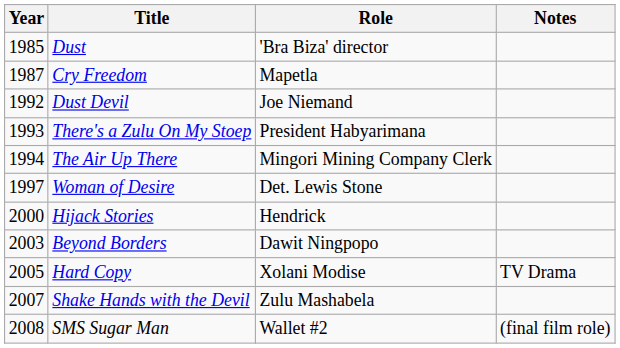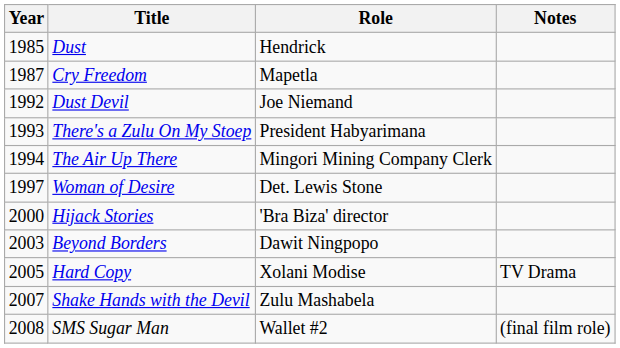(324, 46) 'Bra Biza' director -> (293, 46) Hendrick
(293, 215) Hendrick -> (324, 215) 'Bra Biza' director
